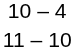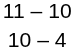rows swapped: (37, 10) <-> (37, 40)
